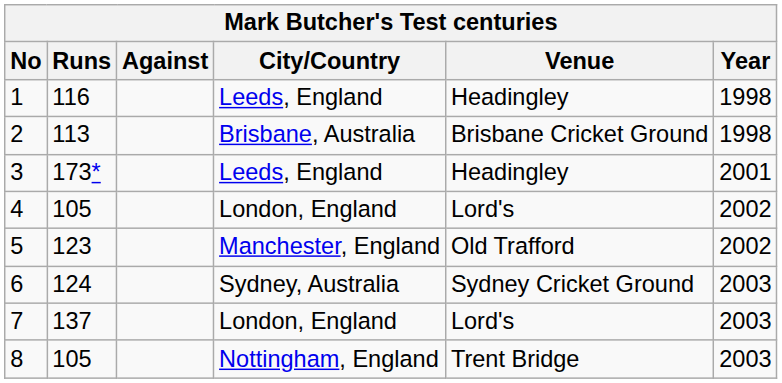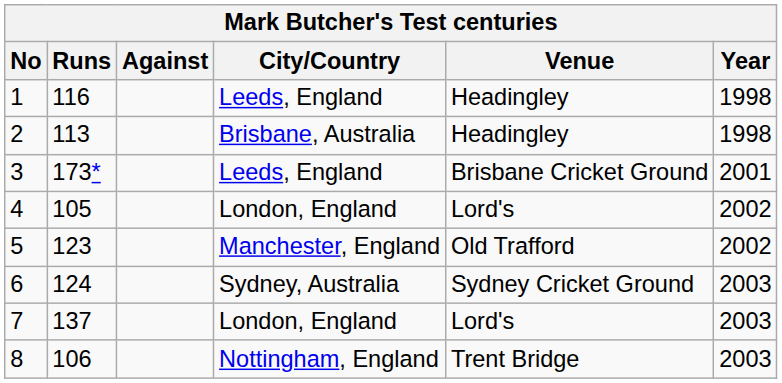(580, 135) Brisbane Cricket Ground -> (510, 135) Headingley
(510, 172) Headingley -> (580, 172) Brisbane Cricket Ground
(72, 358) 105 -> (72, 358) 106
